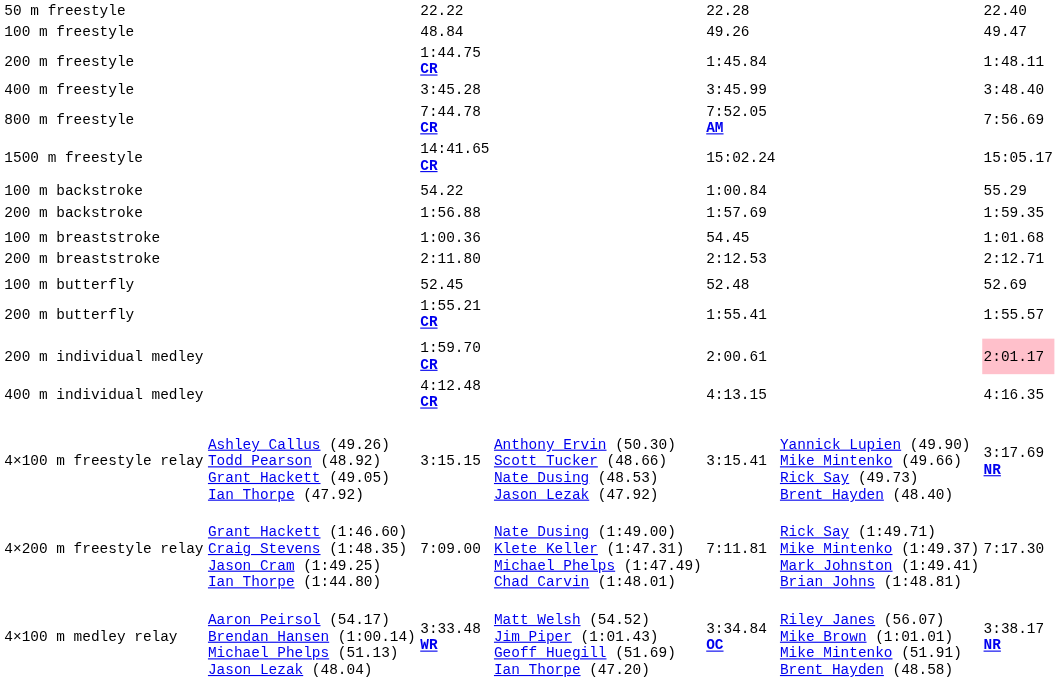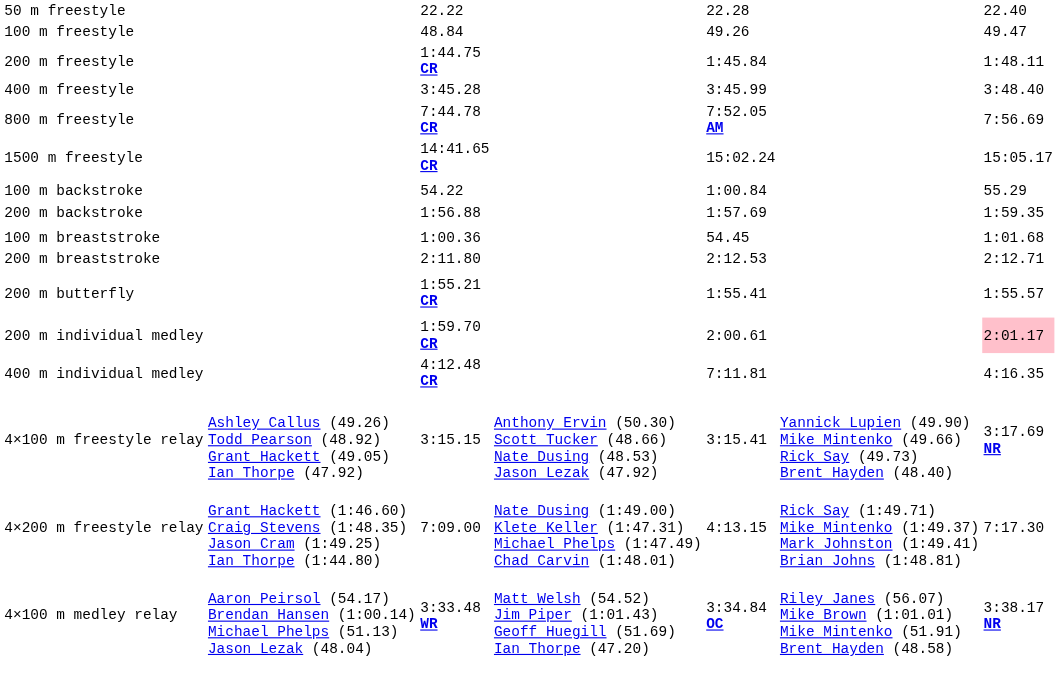- row: (69, 285)
(737, 394) 4:13.15 -> (737, 373) 7:11.81
(737, 549) 7:11.81 -> (737, 528) 4:13.15
